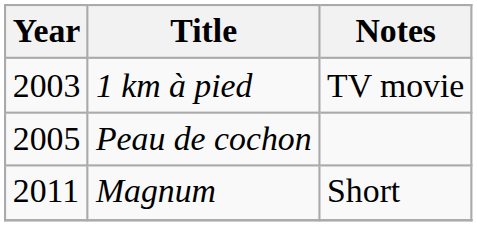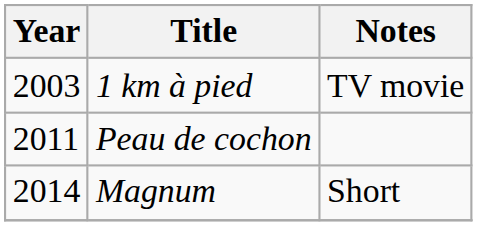(47, 138) 2005 -> (46, 138) 2011
(46, 191) 2011 -> (47, 191) 2014
